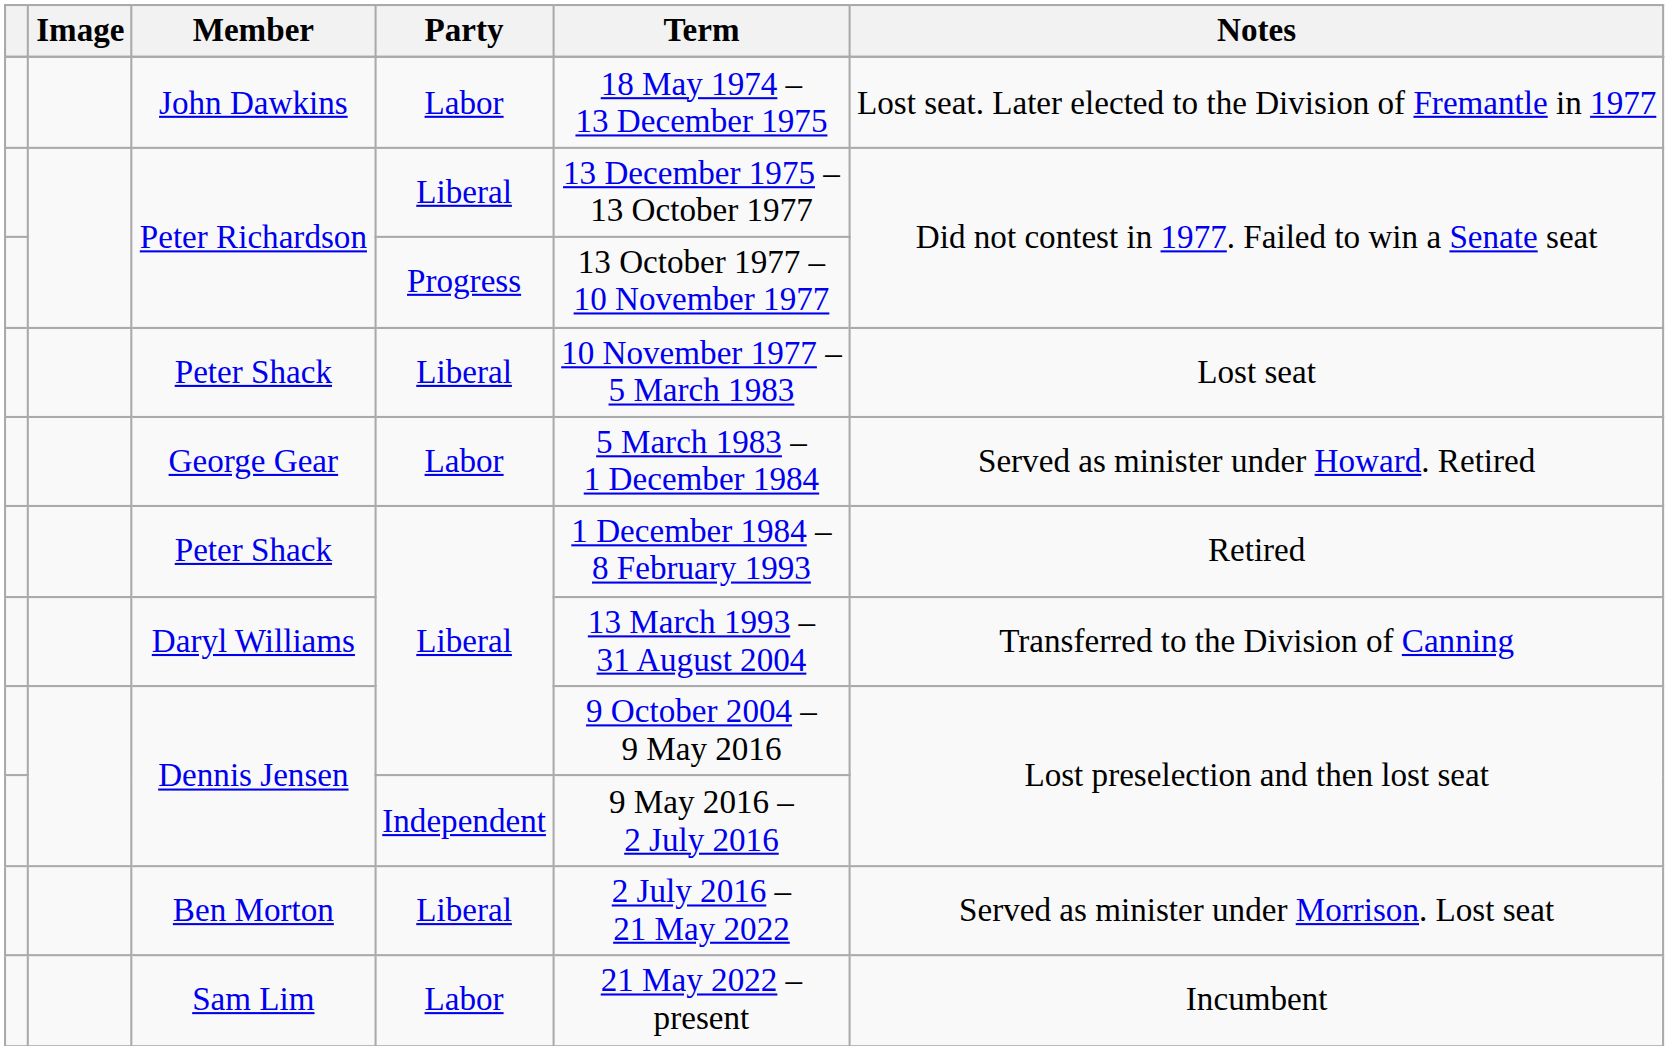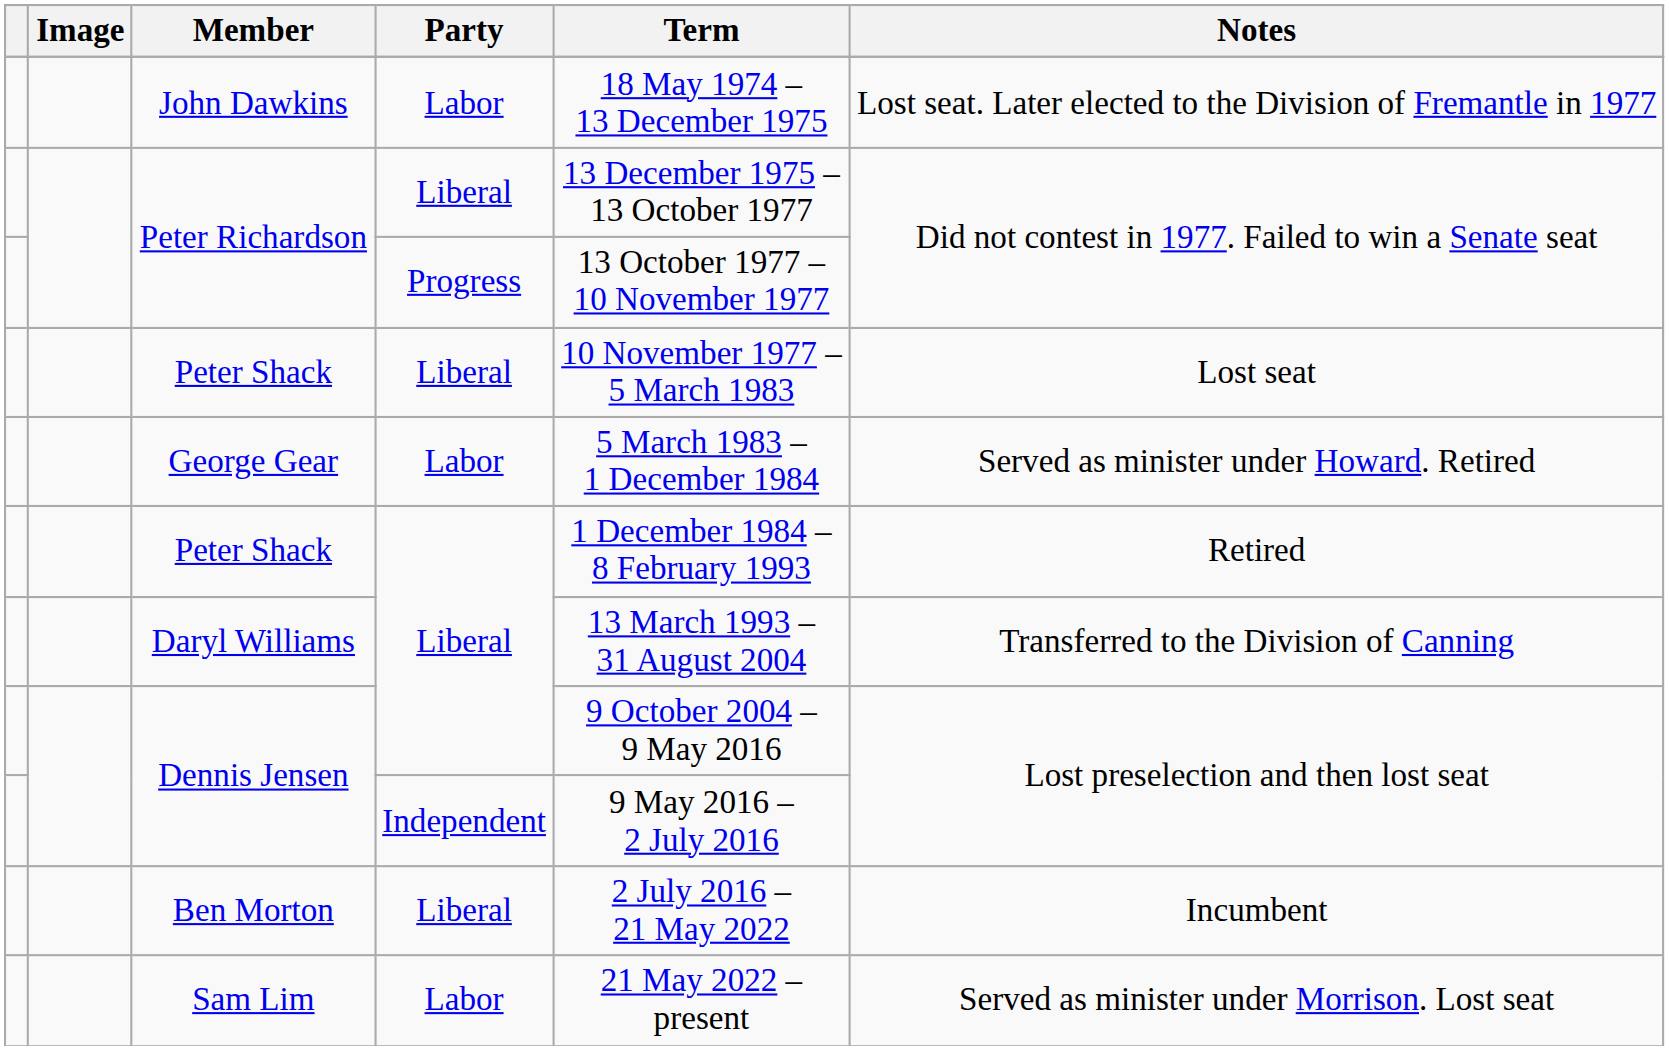(1257, 909) Served as minister under Morrison. Lost seat -> (1257, 909) Incumbent
(1257, 999) Incumbent -> (1257, 999) Served as minister under Morrison. Lost seat
